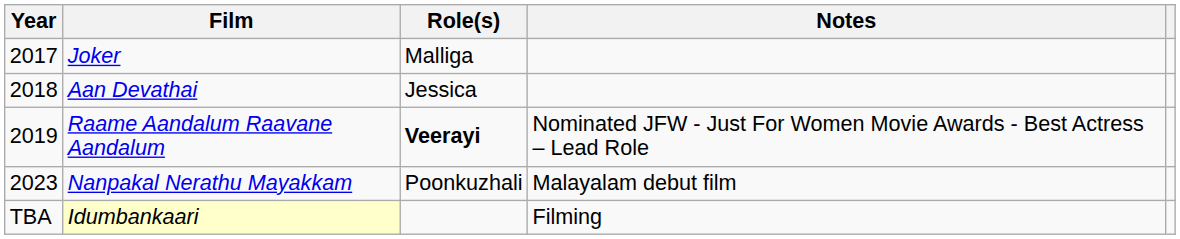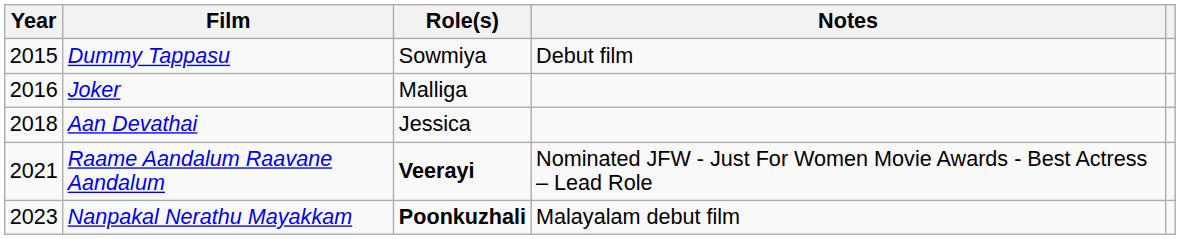+ row: (149, 55)
(34, 55) 2017 -> (34, 90) 2016
(34, 136) 2019 -> (34, 170) 2021
(464, 182) normal -> (462, 217) bold
- row: (133, 217)
